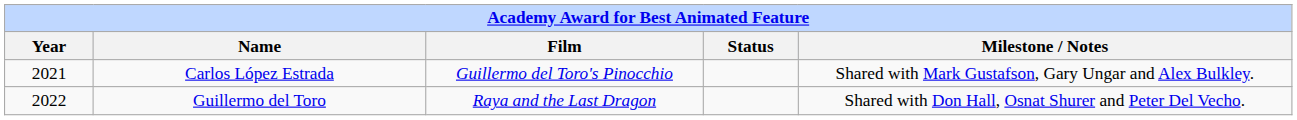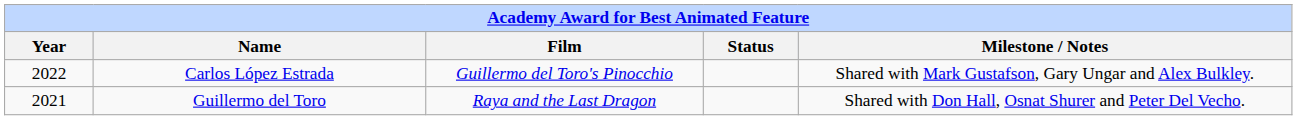(49, 73) 2021 -> (49, 73) 2022
(49, 100) 2022 -> (49, 100) 2021
